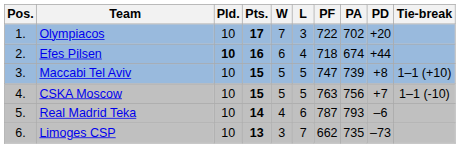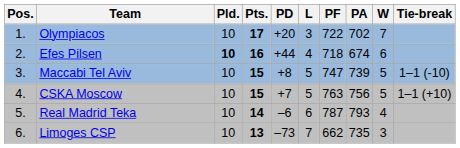columns swapped: (282, 14) <-> (380, 14)
(424, 73) 1–1 (+10) -> (424, 73) 1–1 (-10)
(424, 93) 1–1 (-10) -> (424, 93) 1–1 (+10)
